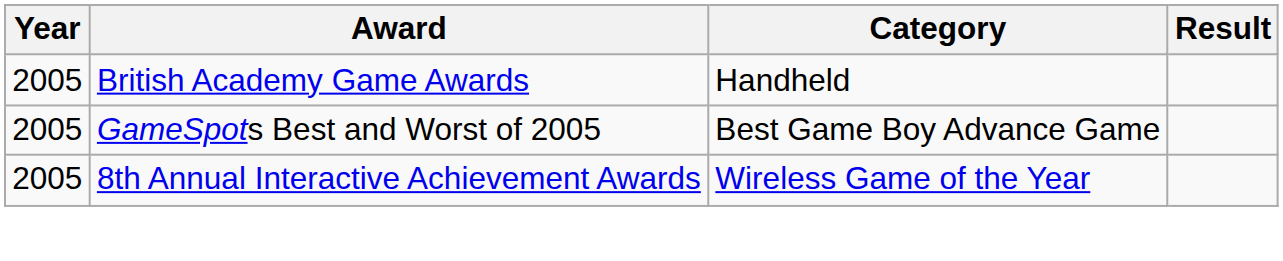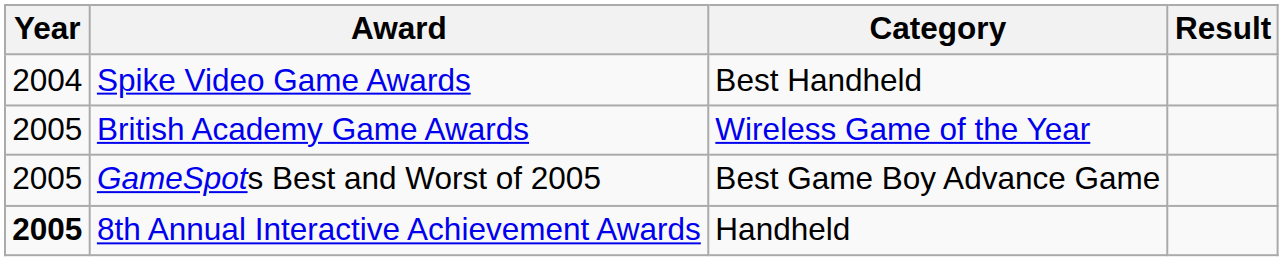+ row: (284, 79)
(783, 79) Handheld -> (903, 129) Wireless Game of the Year
(47, 179) normal -> (47, 229) bold
(903, 179) Wireless Game of the Year -> (783, 229) Handheld
